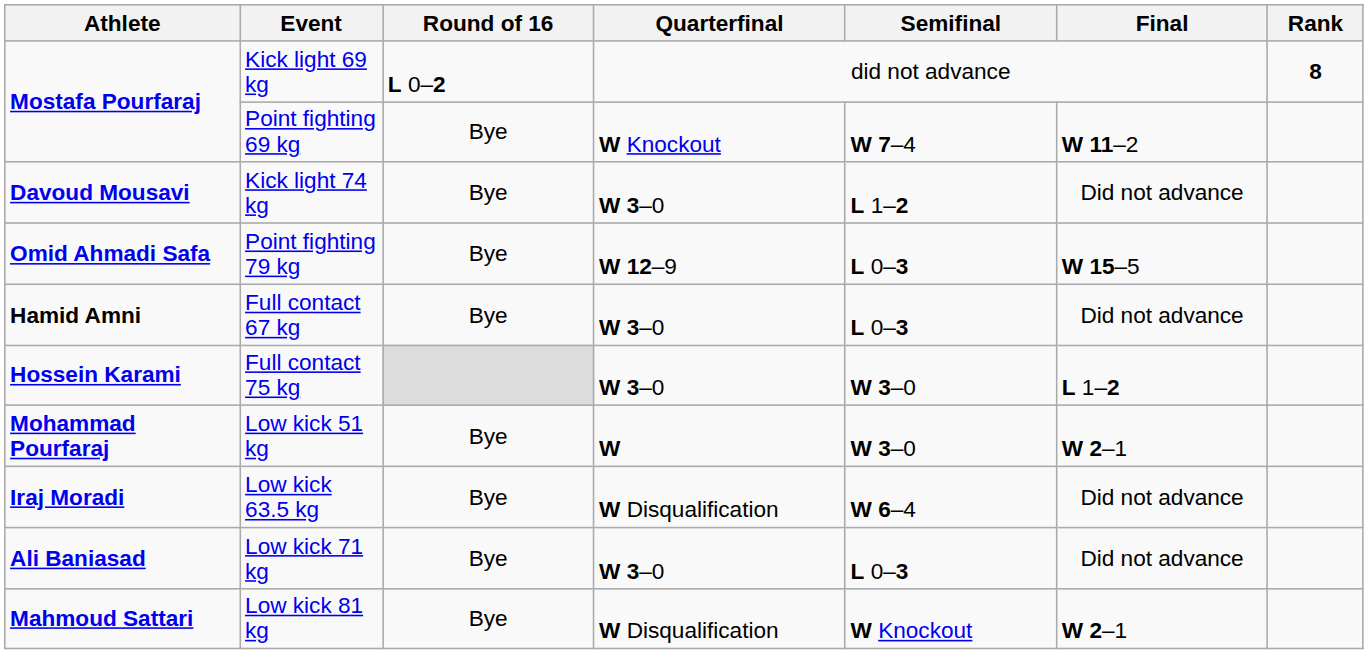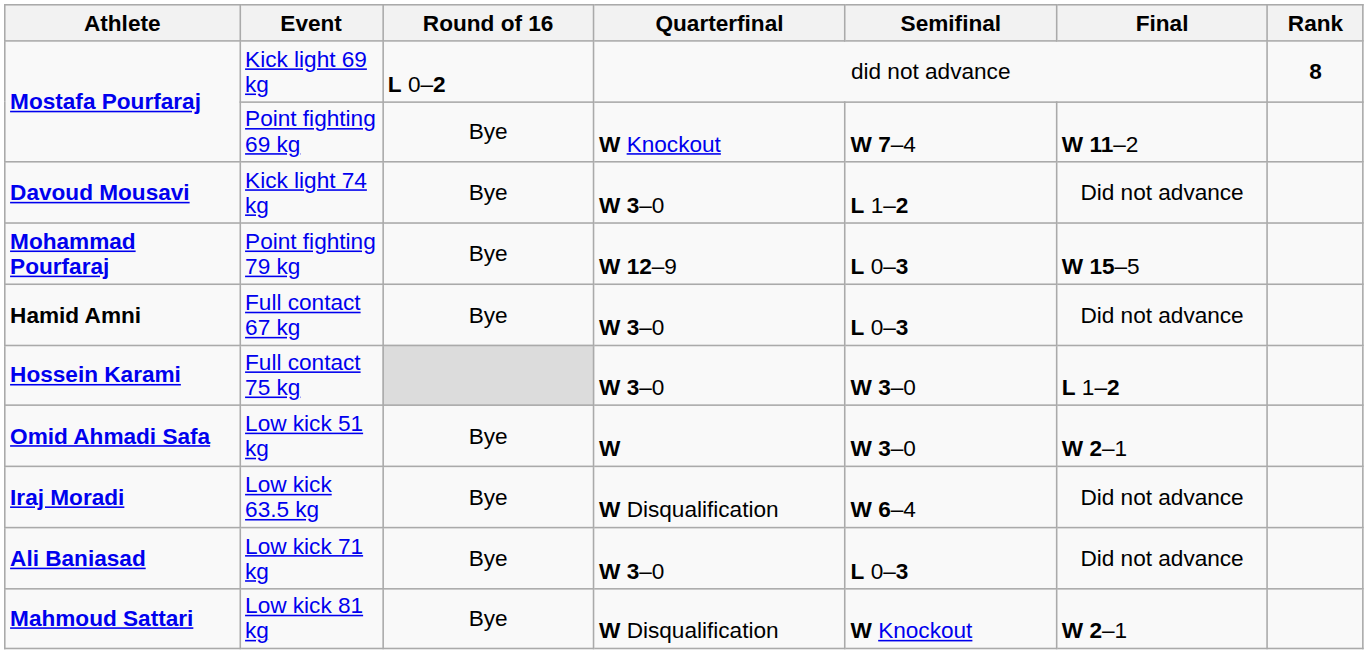(110, 254) Omid Ahmadi Safa -> (73, 254) Mohammad Pourfaraj
(73, 436) Mohammad Pourfaraj -> (110, 436) Omid Ahmadi Safa
